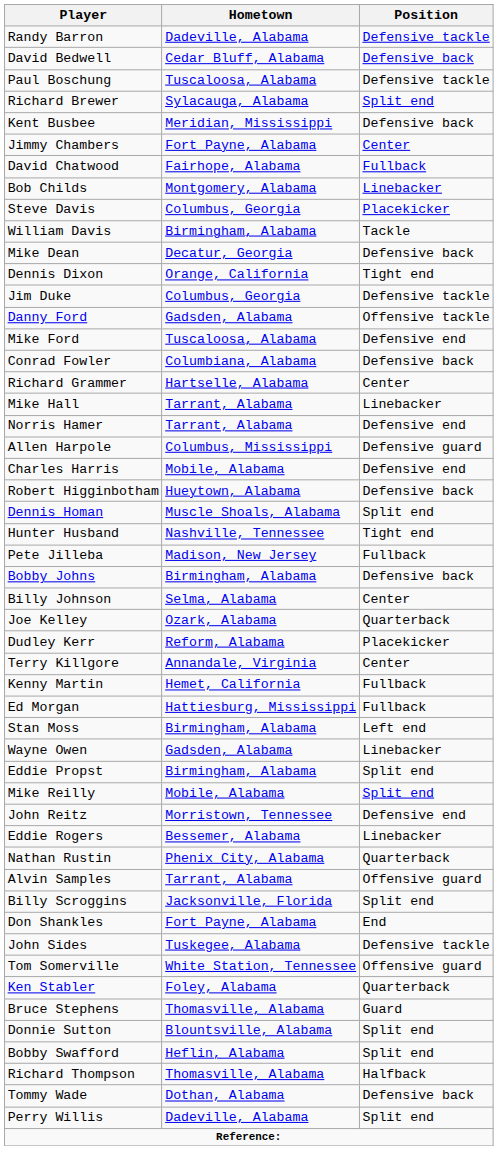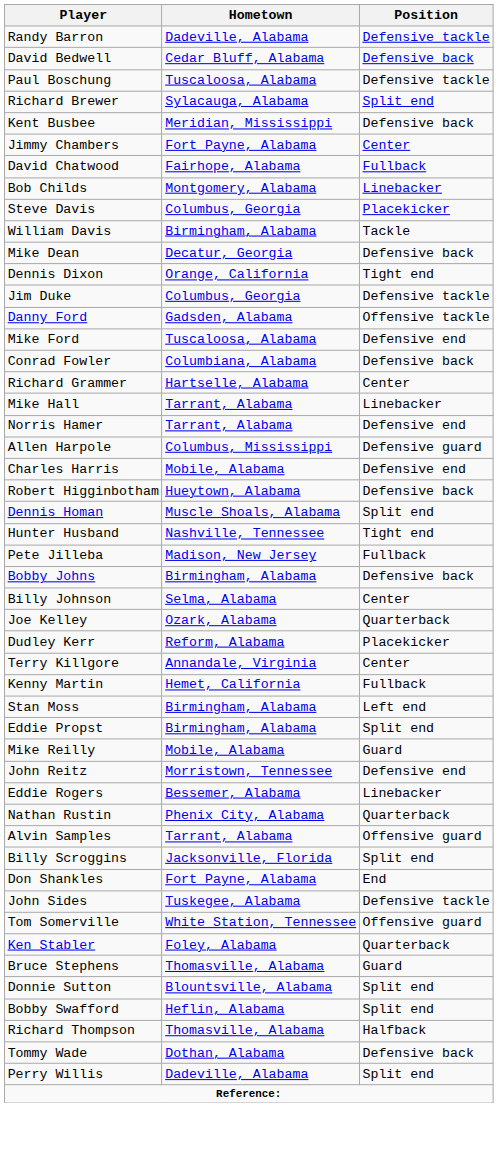- row: (43, 707)
- row: (47, 750)
(398, 793) Split end -> (382, 750) Guard
